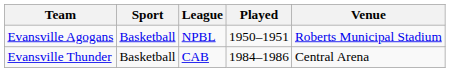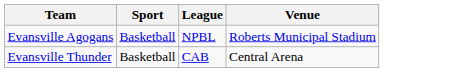- column: (259, 15)
